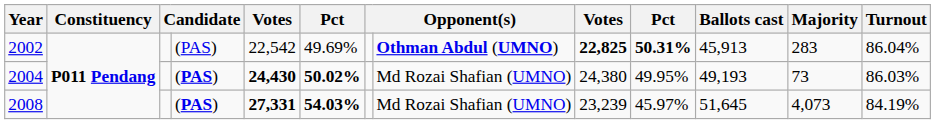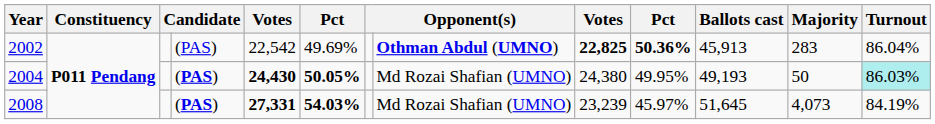(663, 47) 50.31% -> (663, 47) 50.36%
(332, 75) 50.02% -> (332, 75) 50.05%
(800, 75) 73 -> (800, 75) 50
(893, 75) no background -> (893, 75) paleturquoise background
